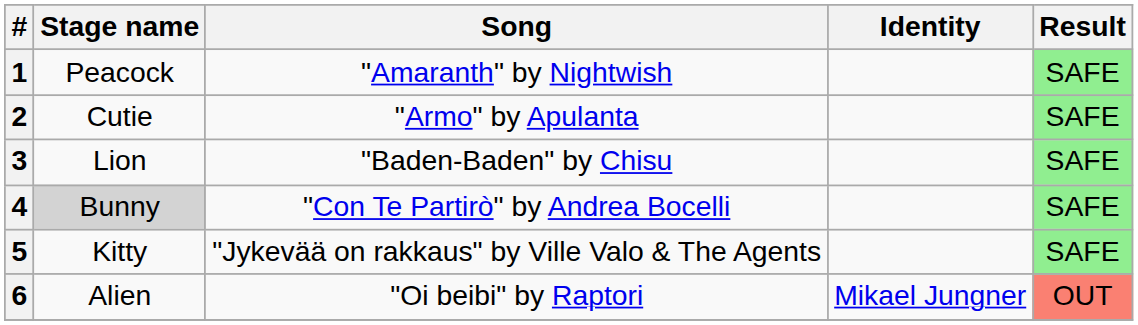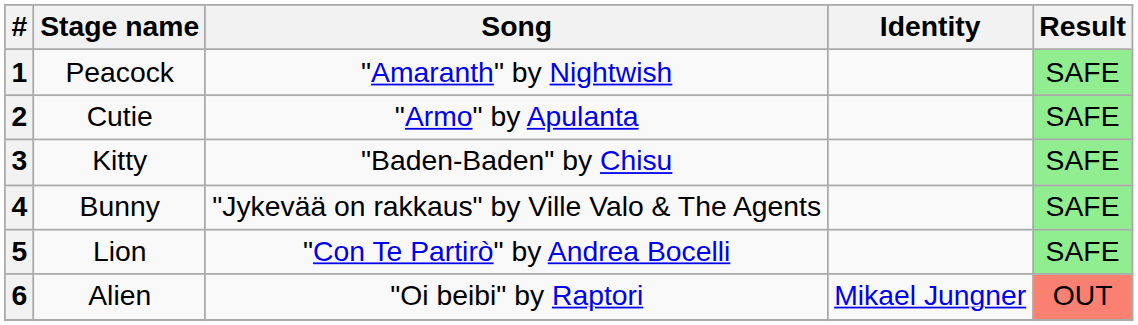(120, 161) Lion -> (120, 161) Kitty
(120, 206) lightgrey background -> (120, 206) no background
(517, 206) "Con Te Partirò" by Andrea Bocelli -> (517, 206) "Jykevää on rakkaus" by Ville Valo & The Agents
(120, 251) Kitty -> (120, 251) Lion
(517, 251) "Jykevää on rakkaus" by Ville Valo & The Agents -> (517, 251) "Con Te Partirò" by Andrea Bocelli
